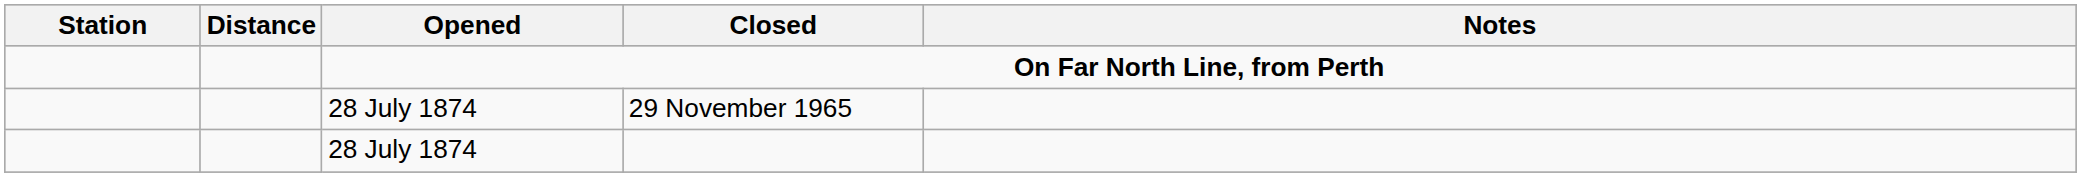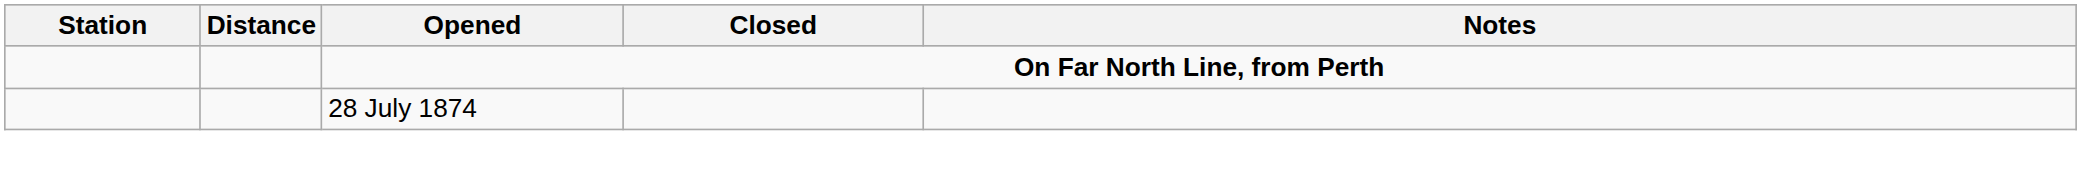- row: (740, 108)
